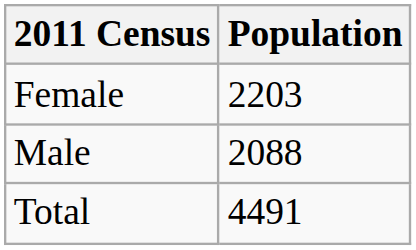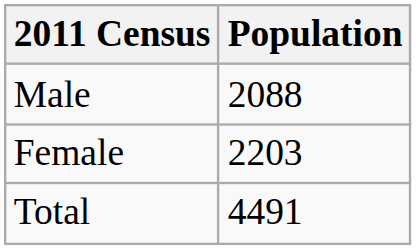rows swapped: (52, 152) <-> (69, 93)
